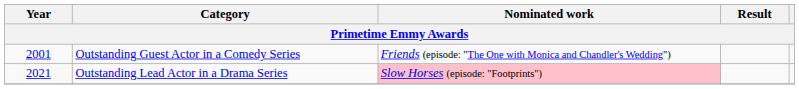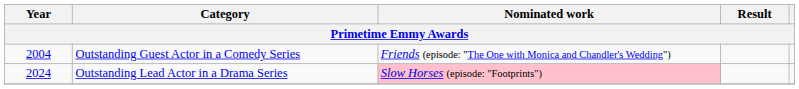(38, 53) 2001 -> (38, 53) 2004
(38, 73) 2021 -> (38, 73) 2024
